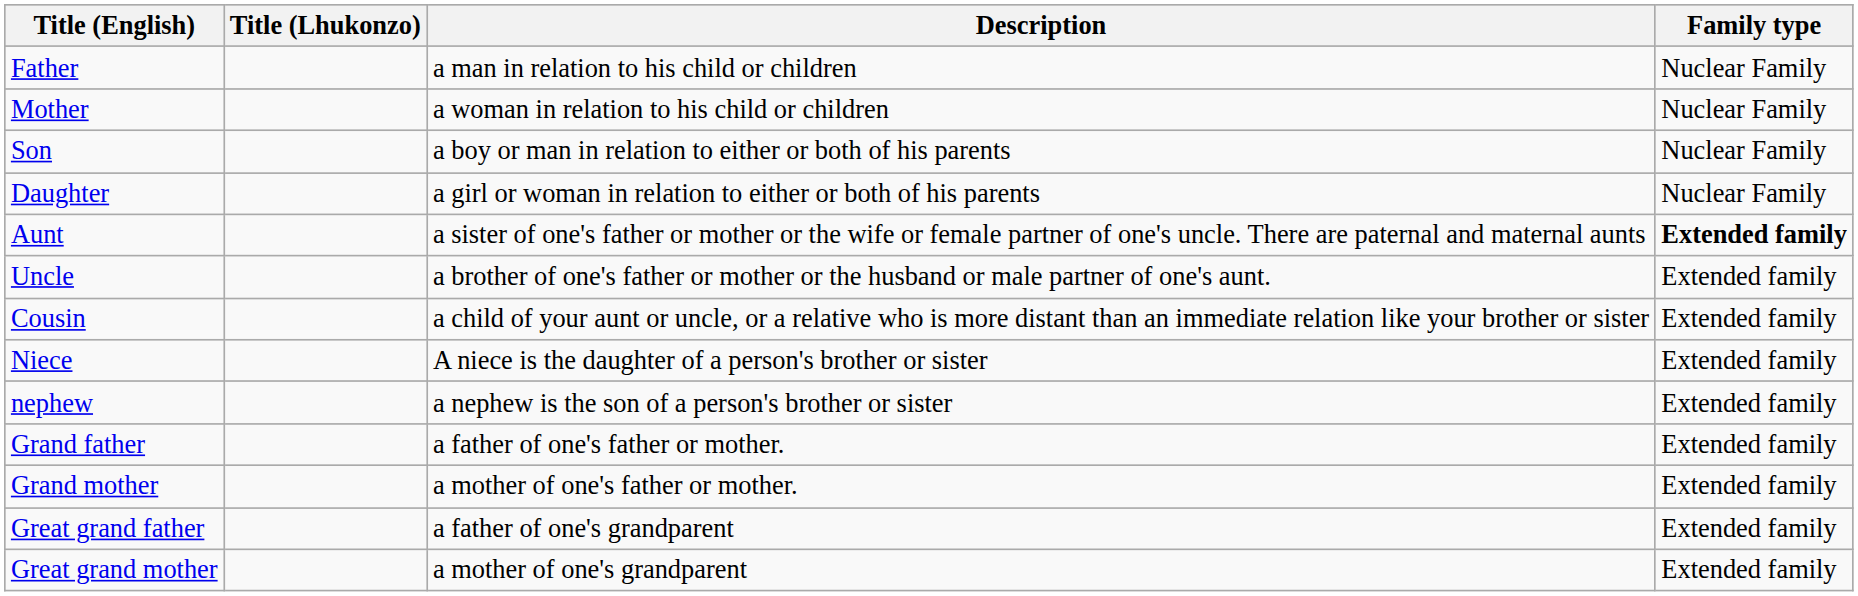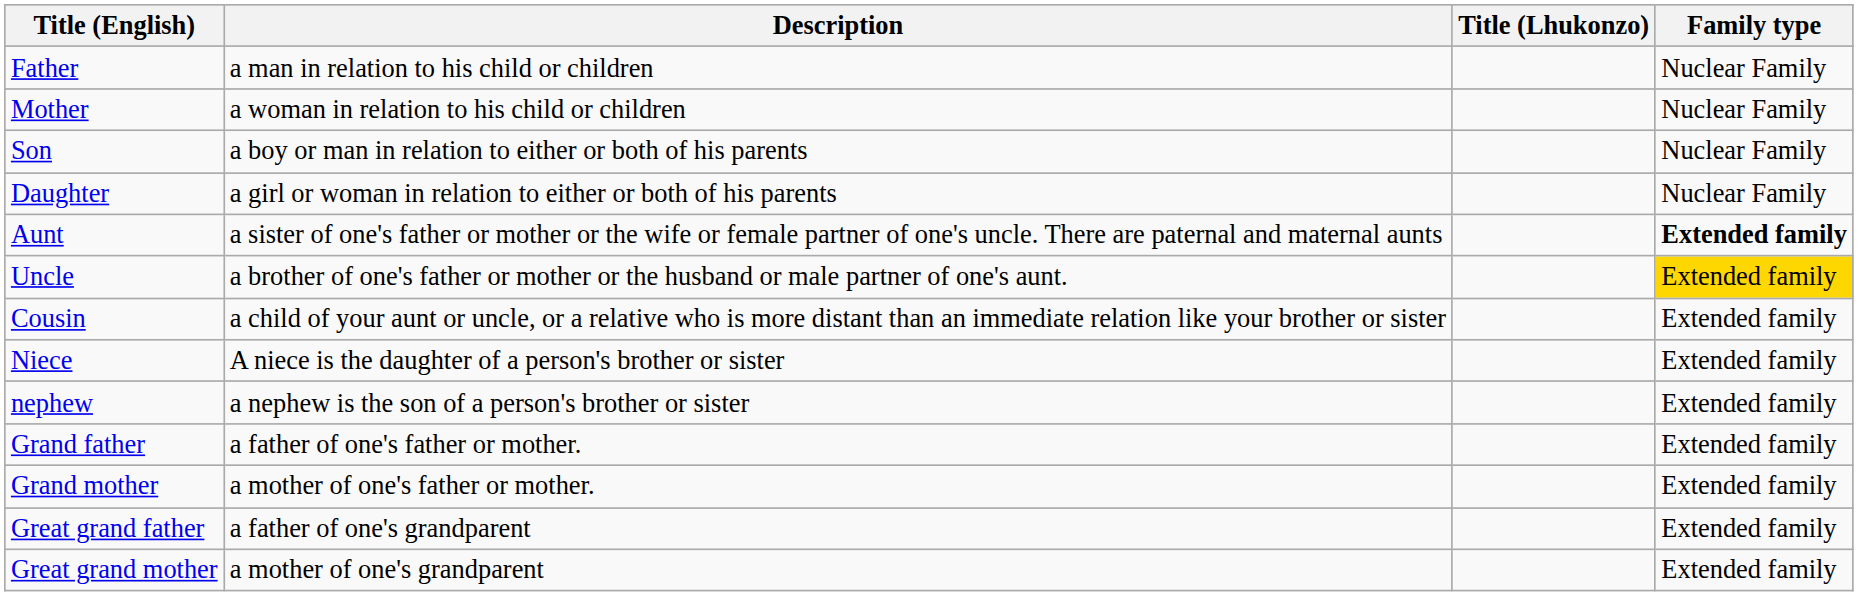columns swapped: (325, 25) <-> (1041, 25)
(1749, 276) no background -> (1749, 276) gold background
